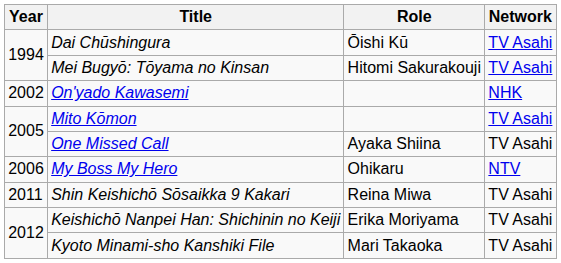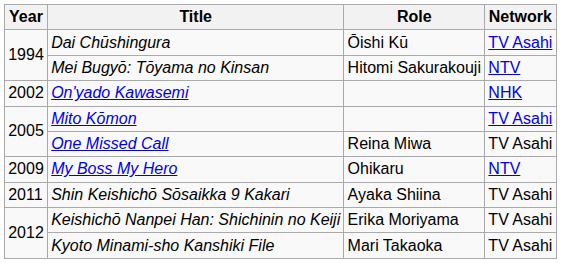(520, 67) TV Asahi -> (504, 67) NTV
(394, 144) Ayaka Shiina -> (389, 144) Reina Miwa
(26, 169) 2006 -> (26, 169) 2009
(389, 194) Reina Miwa -> (394, 194) Ayaka Shiina
